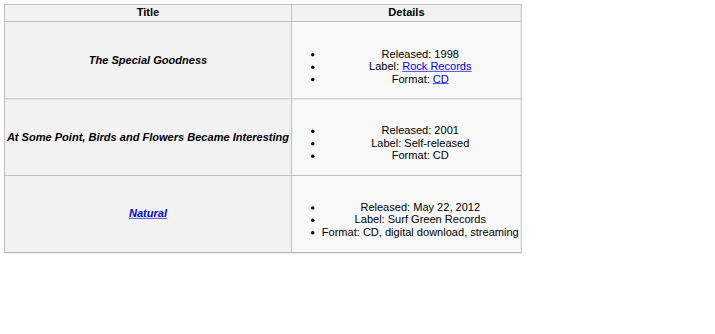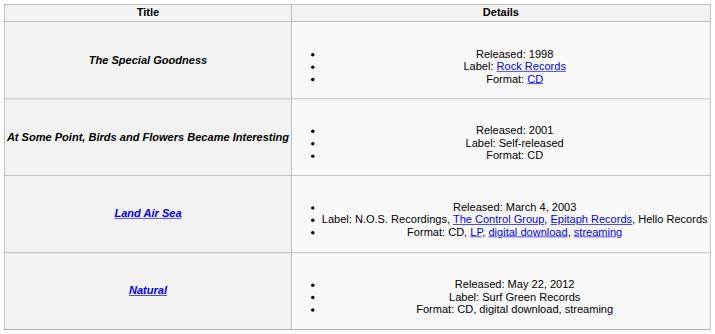+ row: (148, 214)
